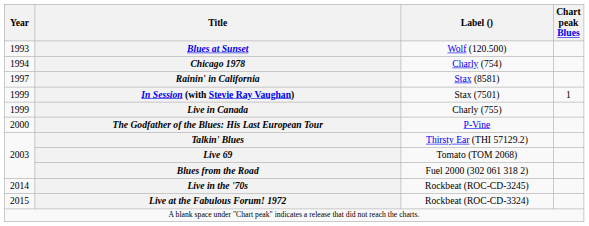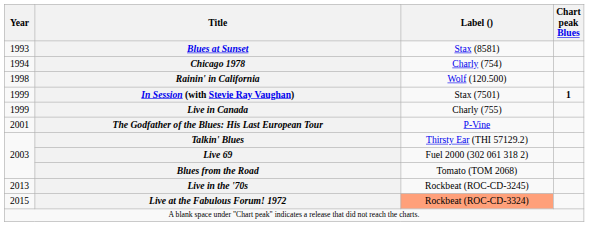(477, 48) Wolf (120.500) -> (477, 48) Stax (8581)
(20, 79) 1997 -> (20, 79) 1998
(477, 79) Stax (8581) -> (477, 79) Wolf (120.500)
(568, 94) normal -> (568, 94) bold
(20, 125) 2000 -> (20, 125) 2001
(477, 155) Tomato (TOM 2068) -> (477, 155) Fuel 2000 (302 061 318 2)
(477, 170) Fuel 2000 (302 061 318 2) -> (477, 170) Tomato (TOM 2068)
(20, 185) 2014 -> (20, 185) 2013
(477, 201) no background -> (477, 201) lightsalmon background
